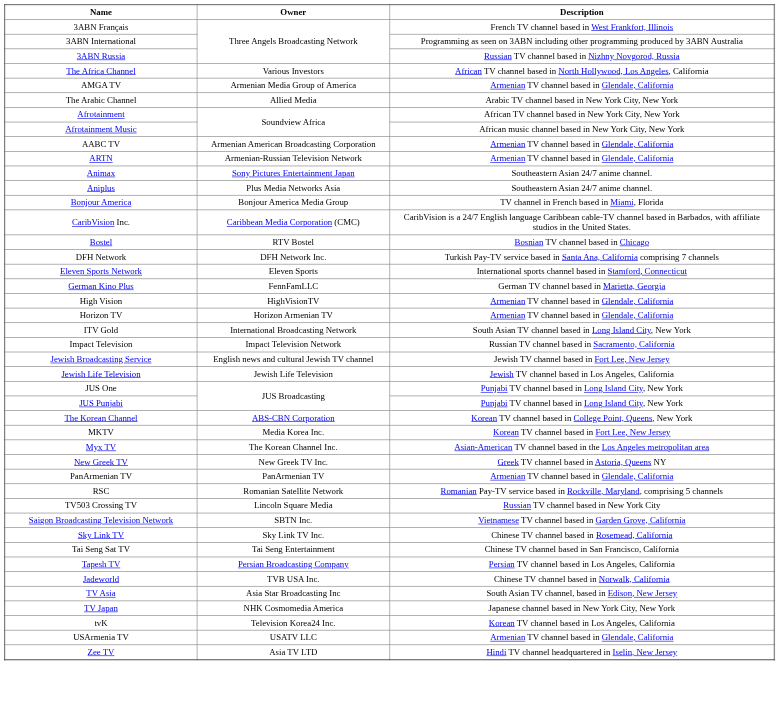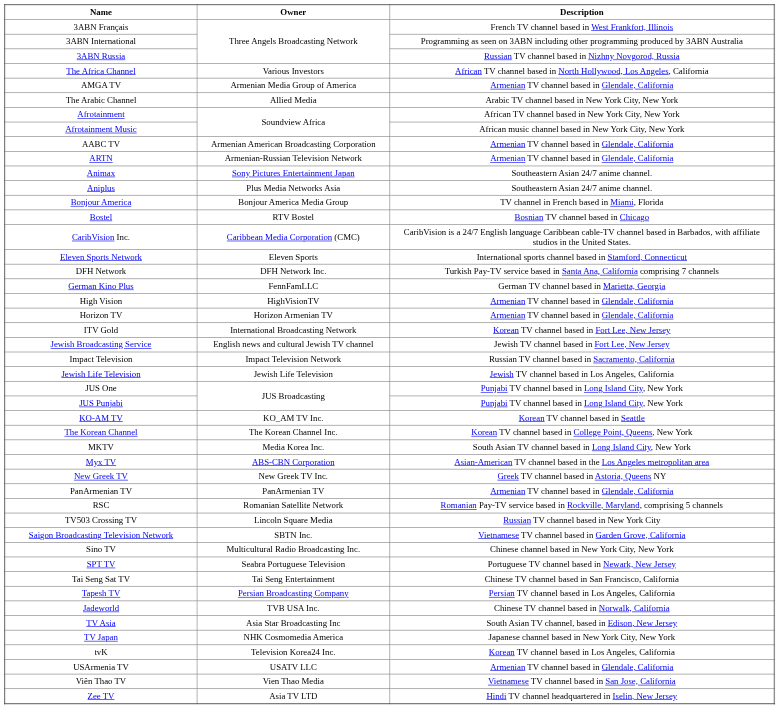rows swapped: (101, 242) <-> (101, 222)
rows swapped: (101, 257) <-> (101, 271)
(582, 330) South Asian TV channel based in Long Island City, New York -> (582, 330) Korean TV channel based in Fort Lee, New Jersey
rows swapped: (101, 344) <-> (101, 359)
+ row: (101, 418)
(293, 418) ABS-CBN Corporation -> (293, 432) The Korean Channel Inc.
(582, 432) Korean TV channel based in Fort Lee, New Jersey -> (582, 447) South Asian TV channel based in Long Island City, New York
(293, 447) The Korean Channel Inc. -> (293, 462) ABS-CBN Corporation
+ row: (101, 549)
- row: (101, 535)
+ row: (101, 564)
+ row: (101, 681)
